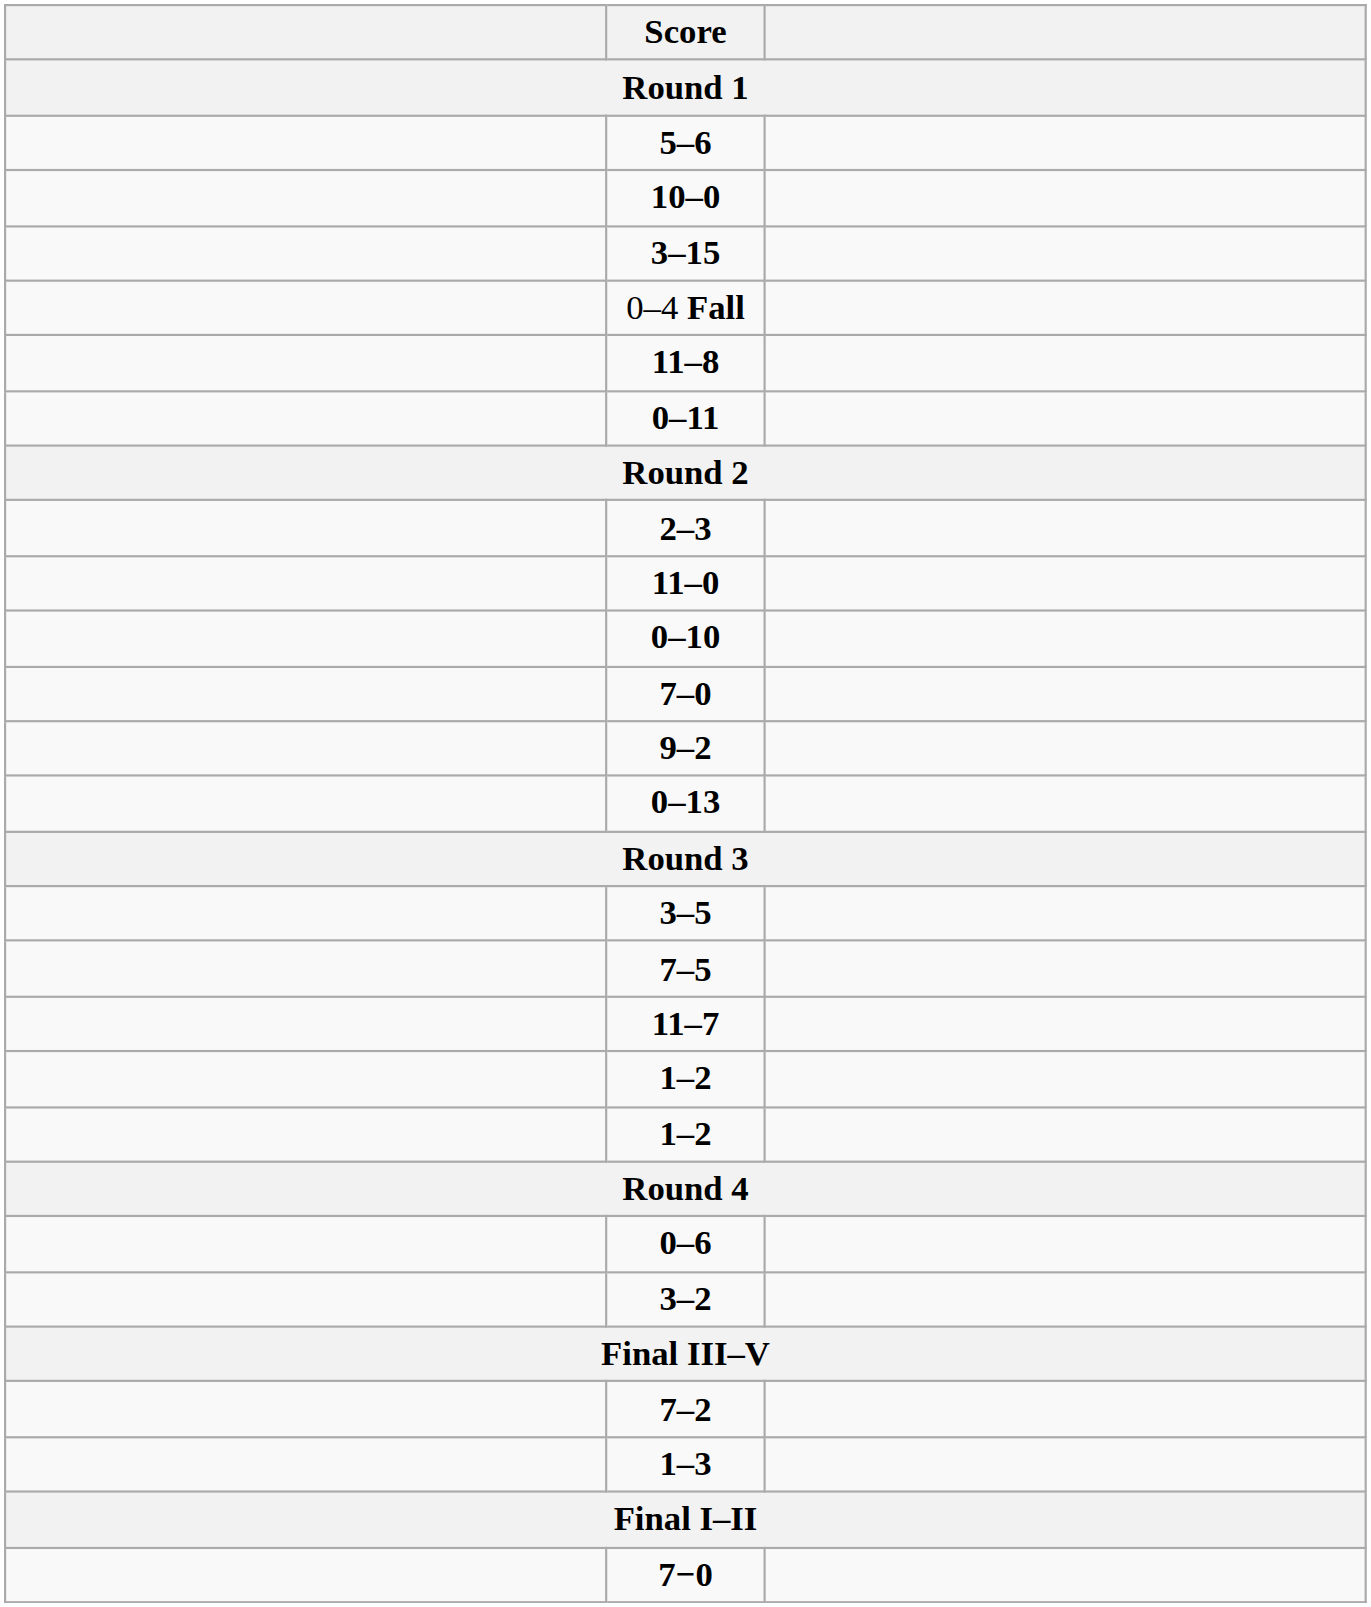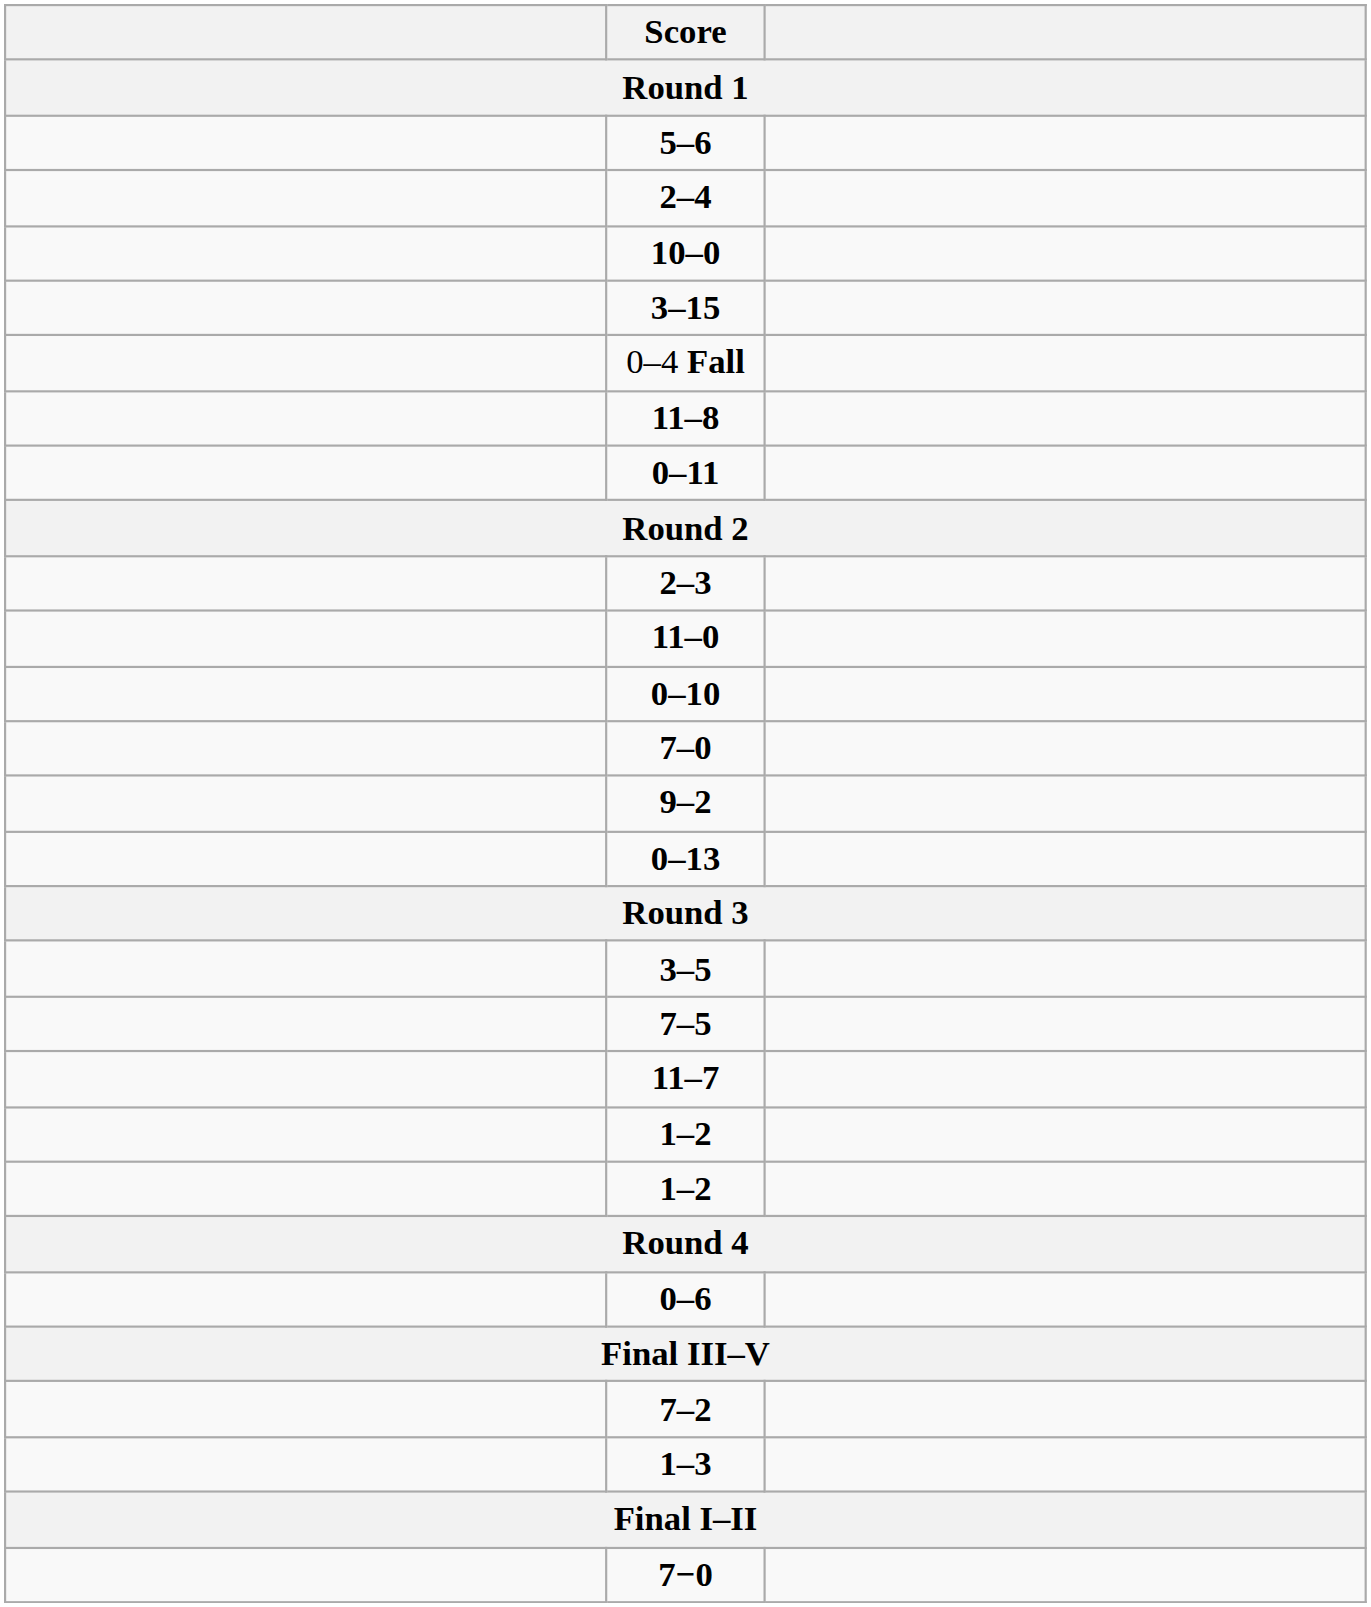+ row: (306, 198)
- row: (306, 1299)
